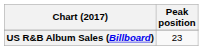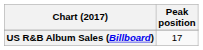(177, 38) 23 -> (177, 38) 17
